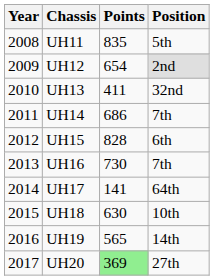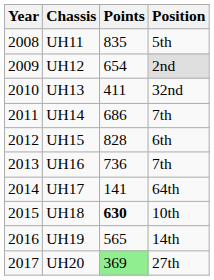(115, 164) 730 -> (115, 164) 736
(115, 213) normal -> (115, 213) bold
